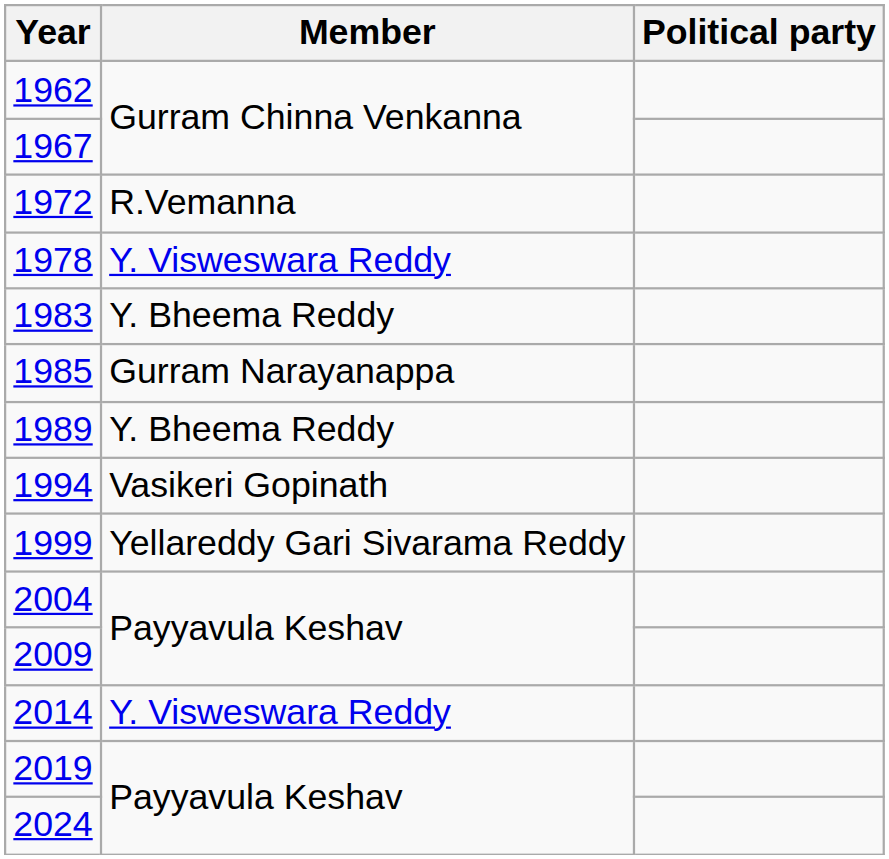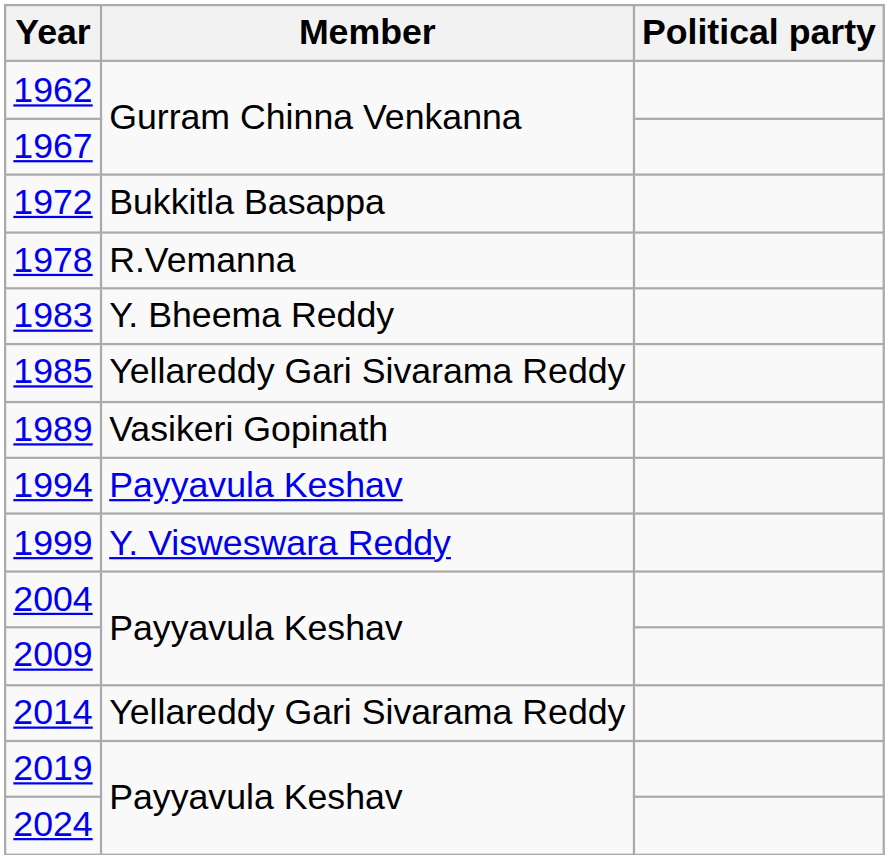(202, 202) R.Vemanna -> (247, 202) Bukkitla Basappa
(280, 259) Y. Visweswara Reddy -> (202, 259) R.Vemanna
(282, 372) Gurram Narayanappa -> (367, 372) Yellareddy Gari Sivarama Reddy
(252, 428) Y. Bheema Reddy -> (249, 428) Vasikeri Gopinath
(249, 485) Vasikeri Gopinath -> (256, 485) Payyavula Keshav
(367, 542) Yellareddy Gari Sivarama Reddy -> (280, 542) Y. Visweswara Reddy
(280, 711) Y. Visweswara Reddy -> (367, 711) Yellareddy Gari Sivarama Reddy
